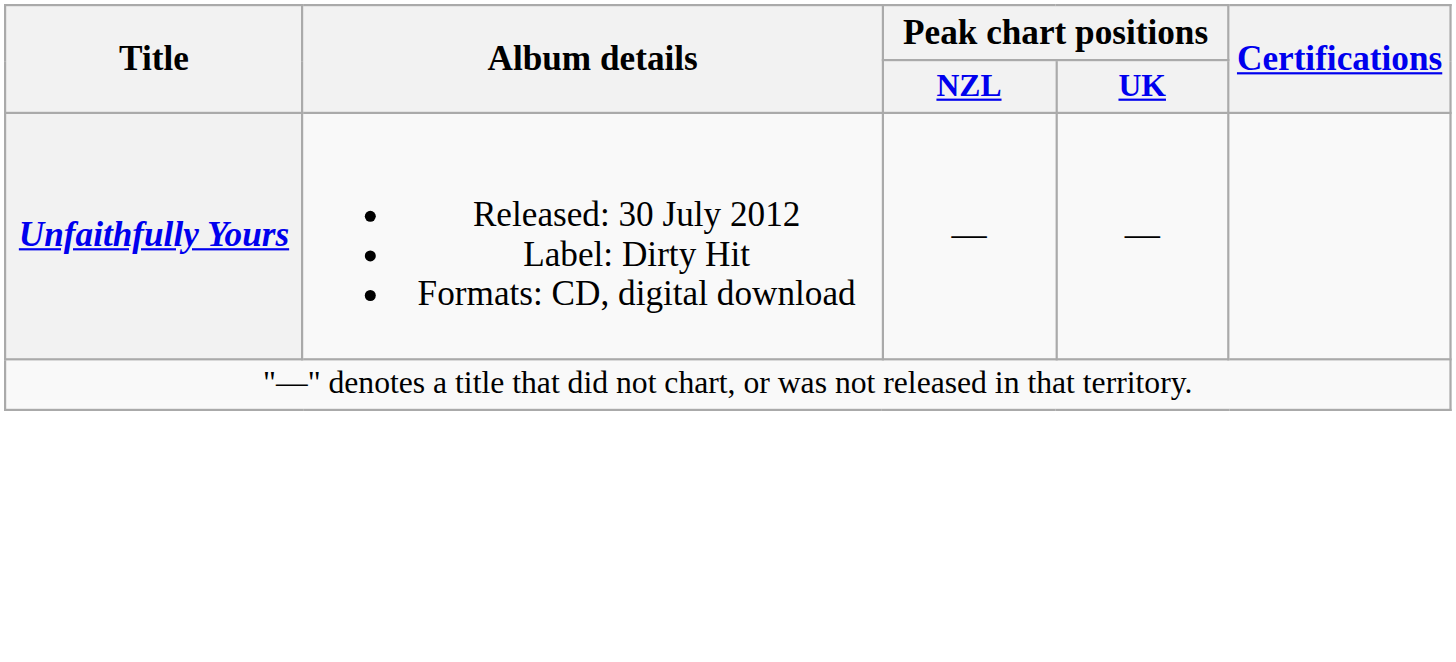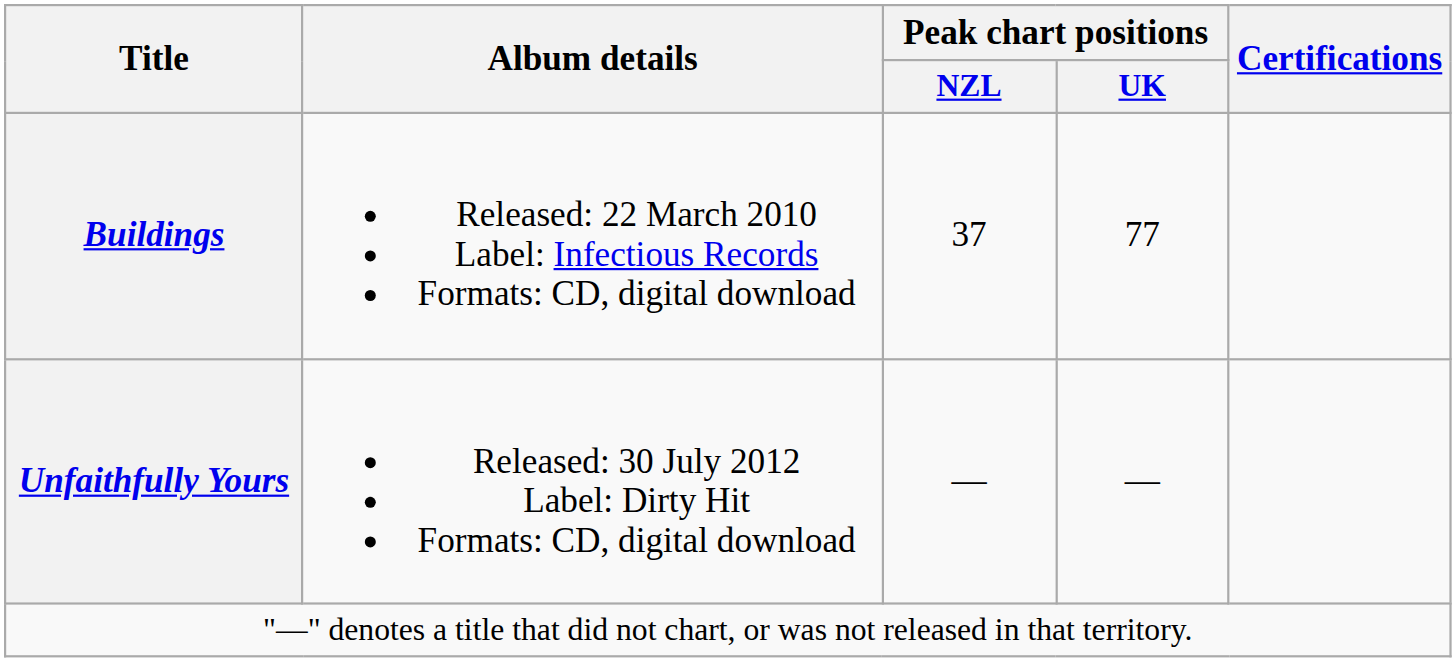+ row: (154, 235)
